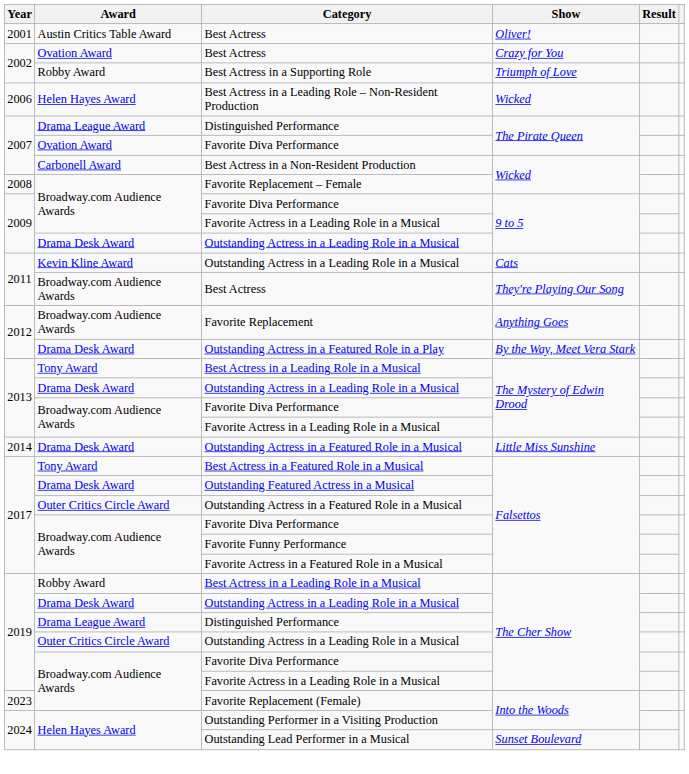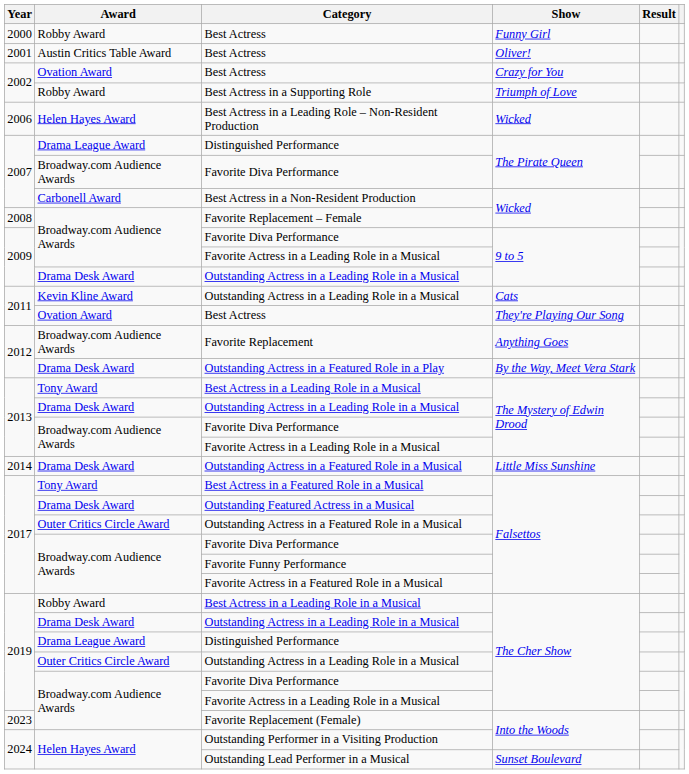+ row: (235, 33)
(75, 145) Ovation Award -> (99, 171) Broadway.com Audience Awards
(99, 289) Broadway.com Audience Awards -> (75, 315) Ovation Award
